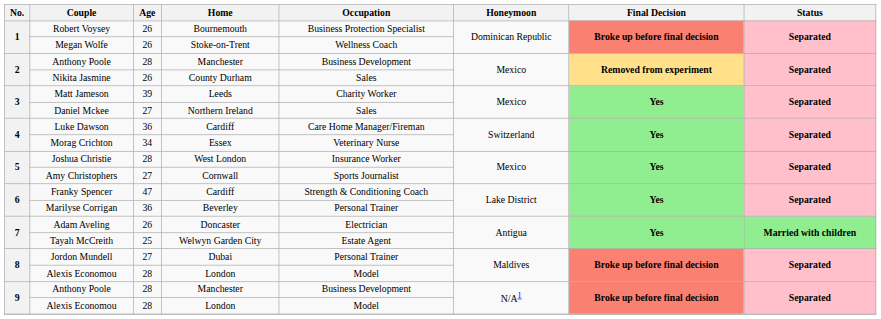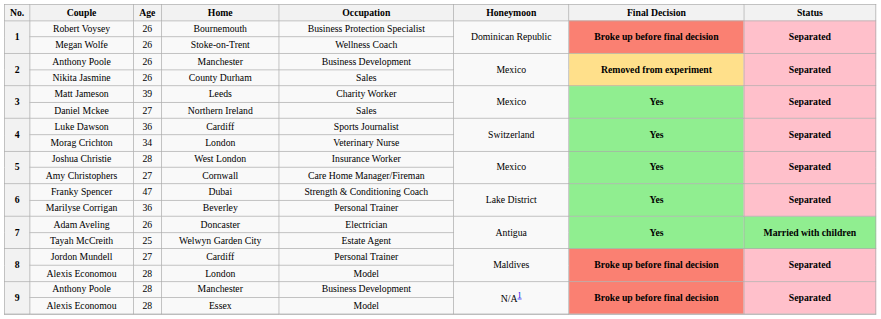(147, 61) 28 -> (147, 61) 26
(366, 126) Care Home Manager/Fireman -> (366, 126) Sports Journalist
(220, 143) Essex -> (220, 143) London
(366, 175) Sports Journalist -> (366, 175) Care Home Manager/Fireman
(220, 192) Cardiff -> (220, 192) Dubai
(220, 257) Dubai -> (220, 257) Cardiff
(220, 306) London -> (220, 306) Essex
